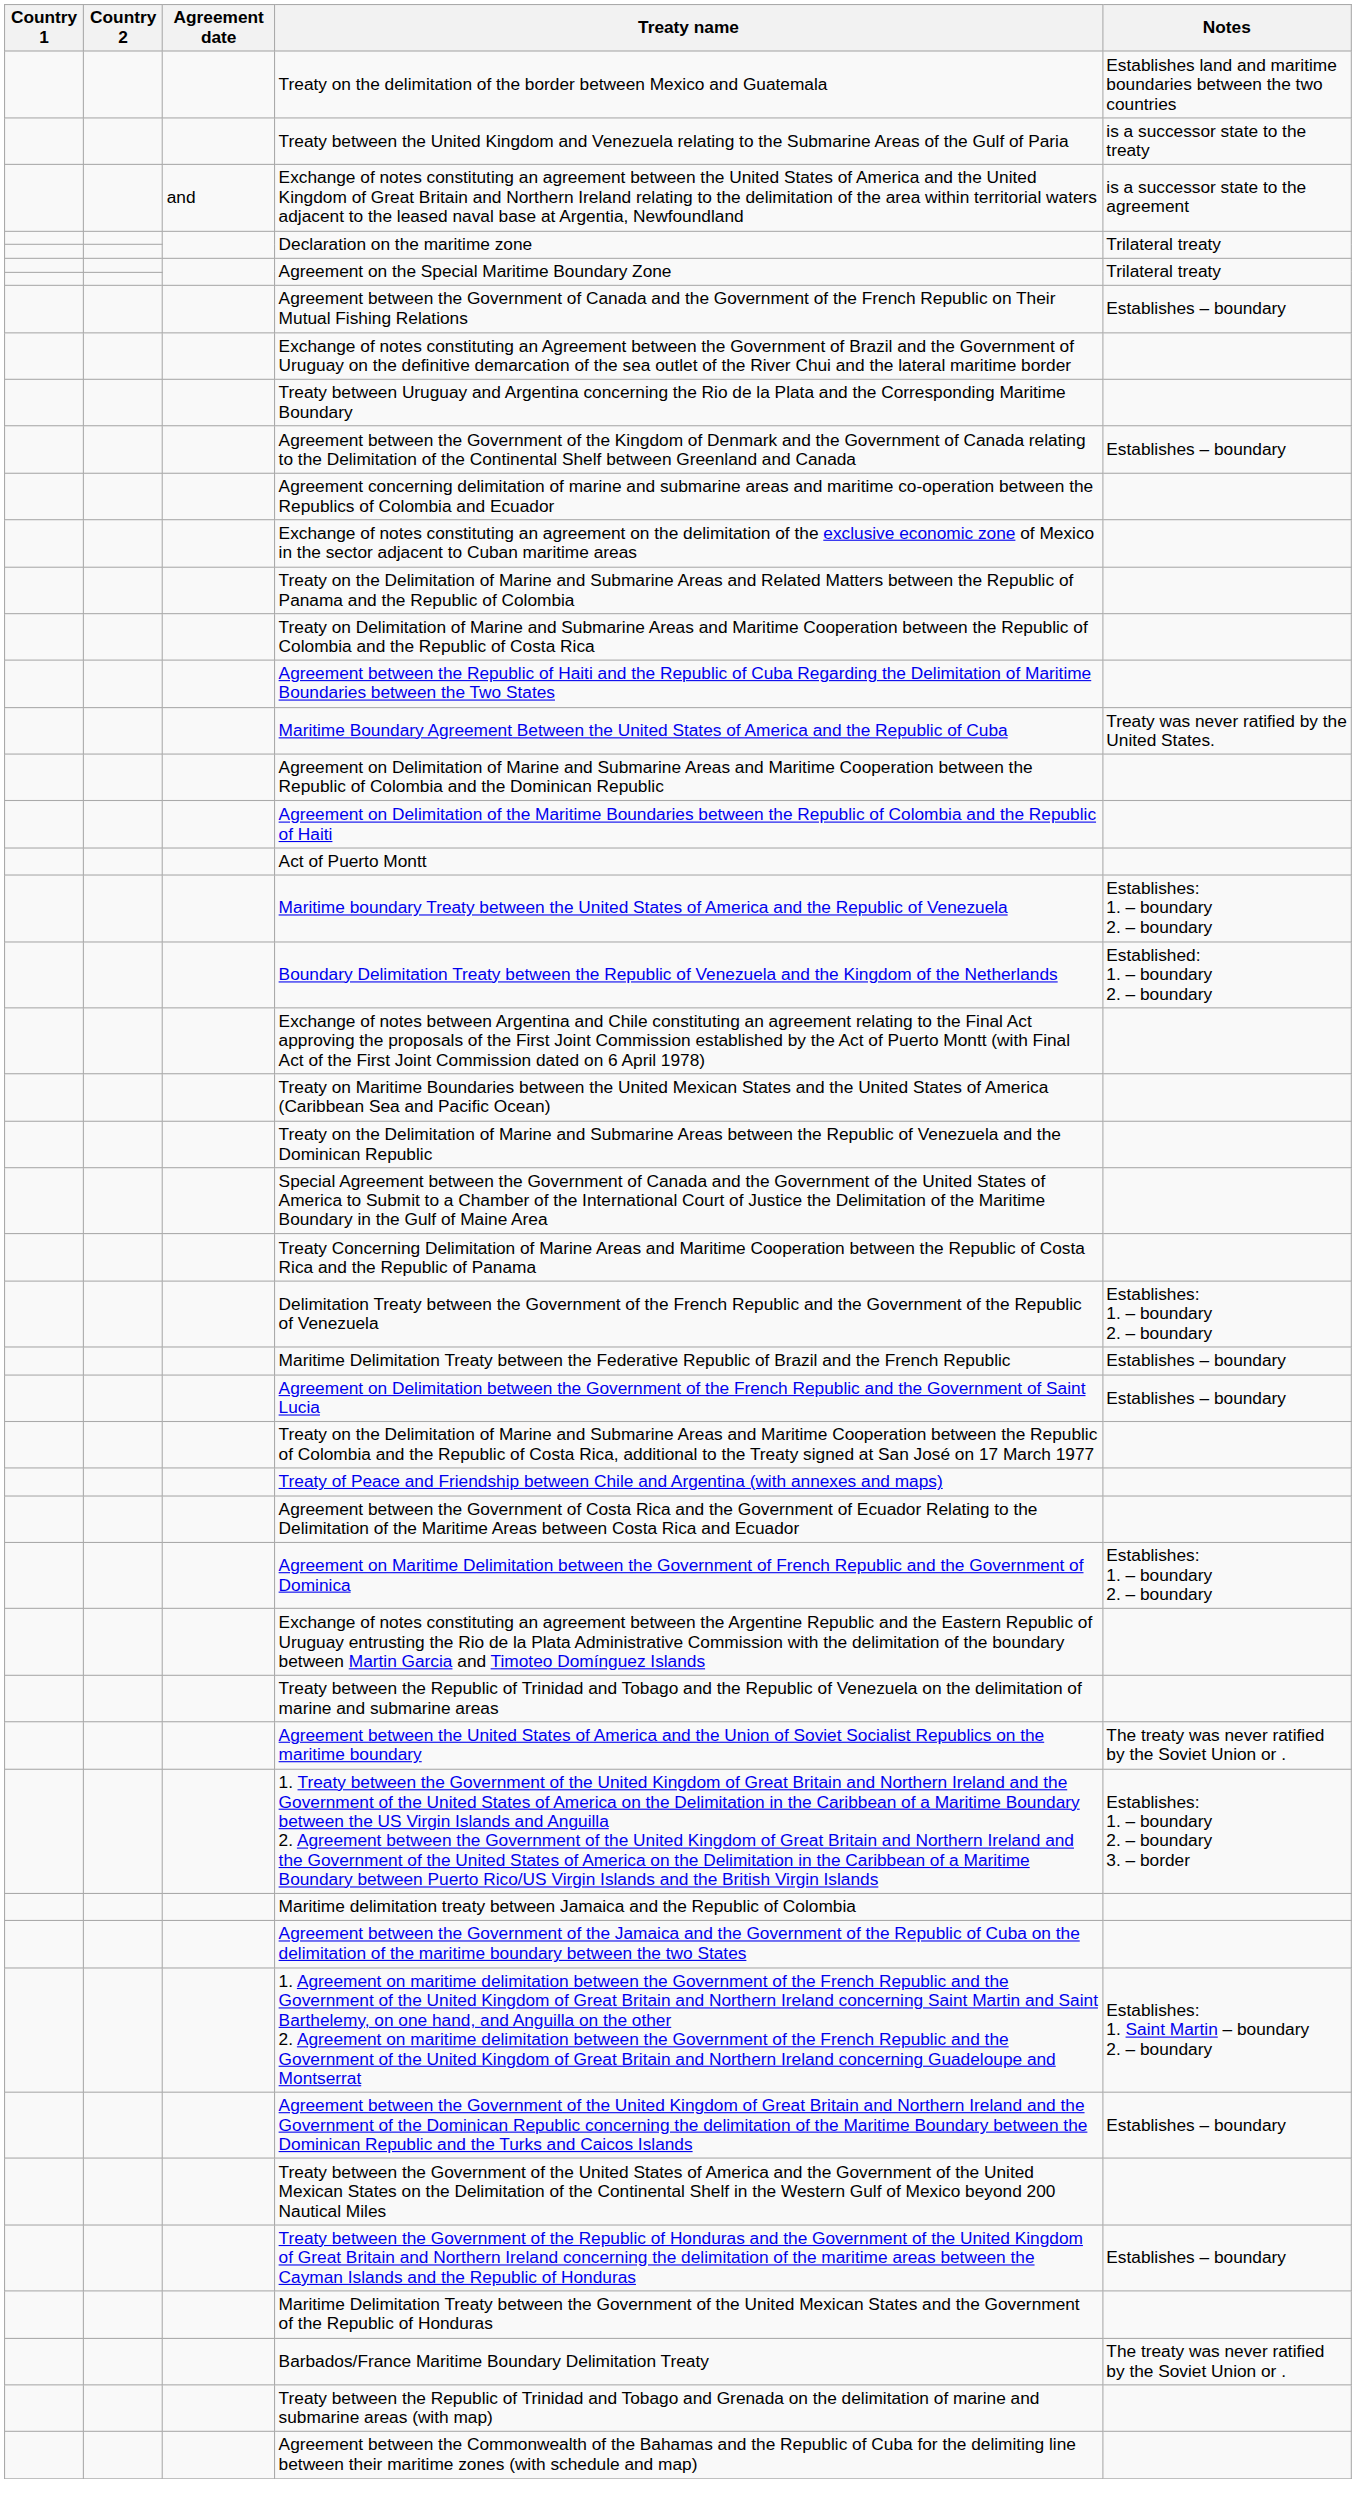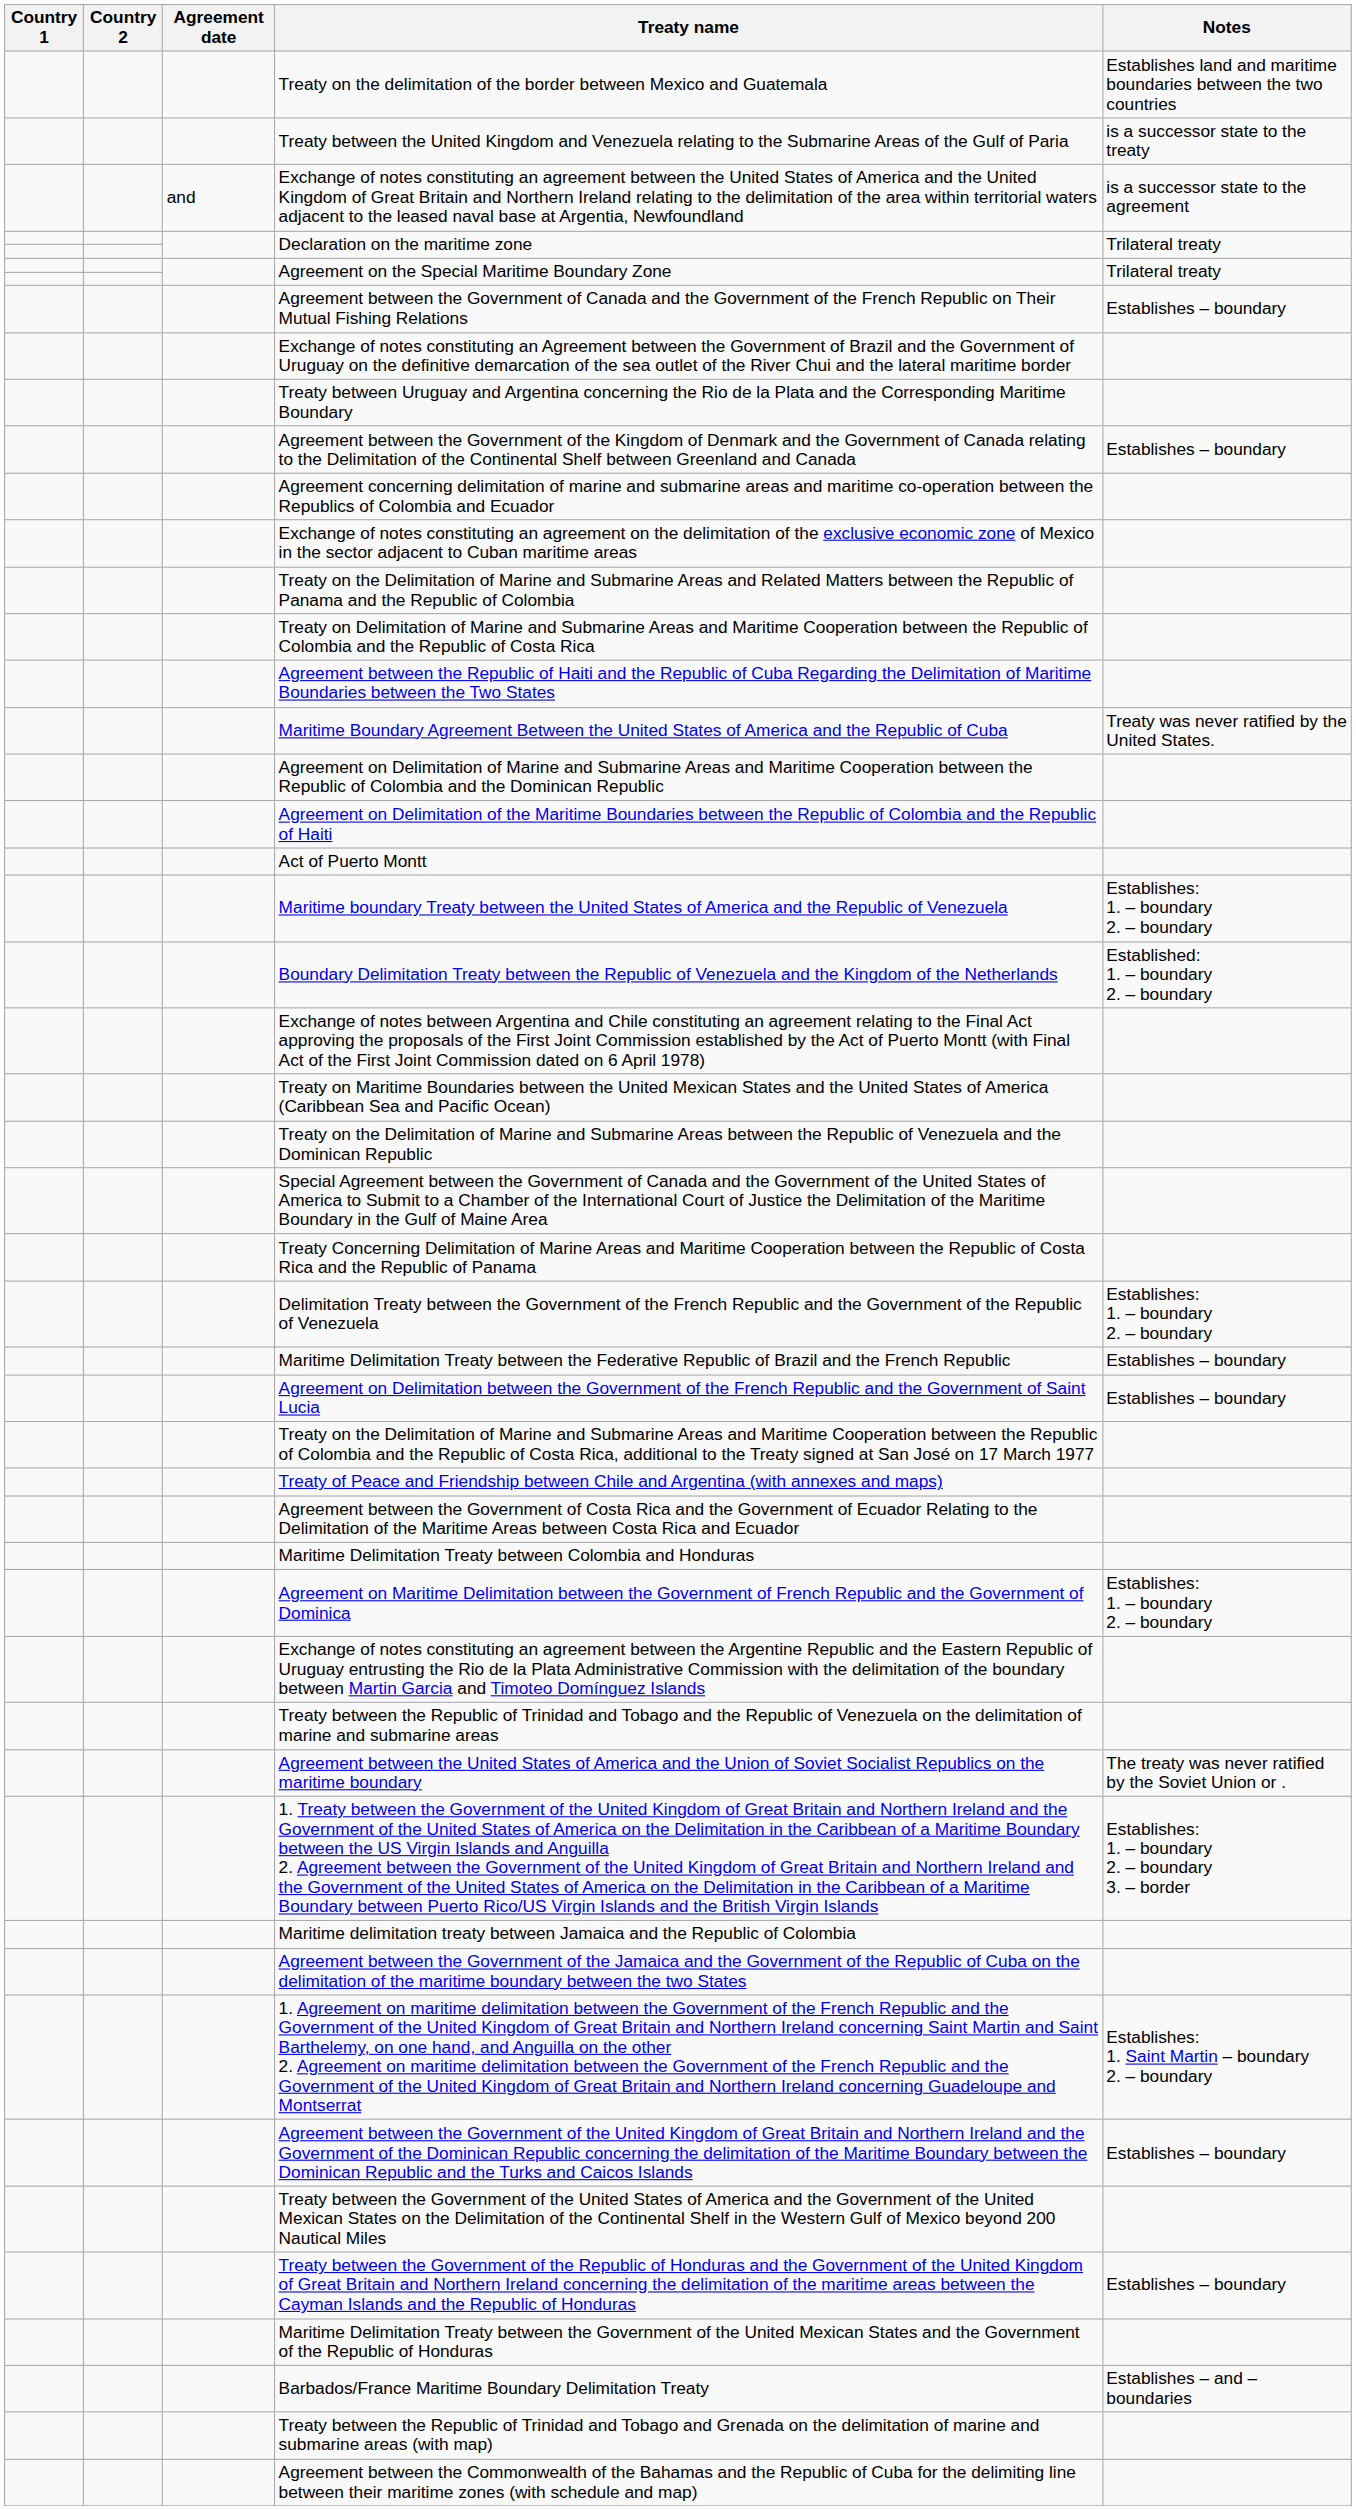+ row: (219, 1556)
(1215, 2361) The treaty was never ratified by the Soviet Union or . -> (1182, 2388) Establishes – and – boundaries
